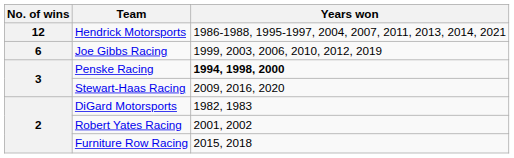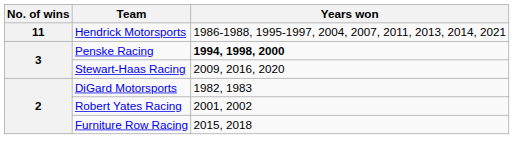(38, 32) 12 -> (38, 32) 11
- row: (121, 51)
